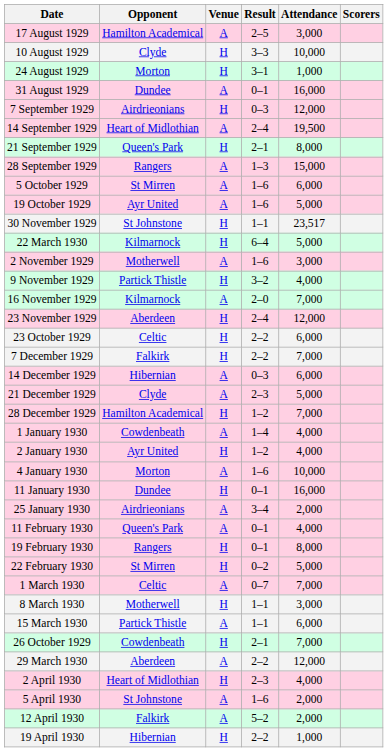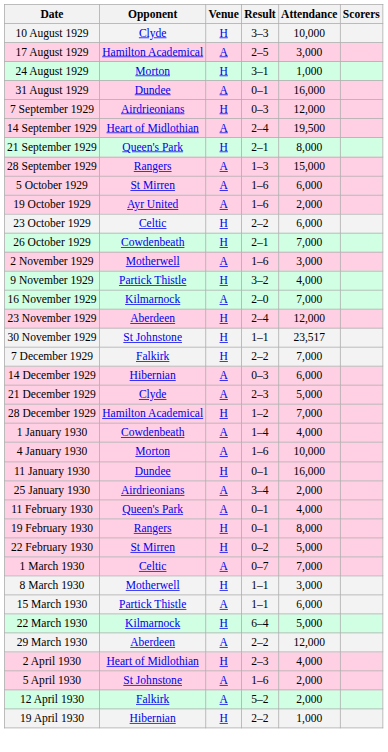rows swapped: (52, 52) <-> (52, 33)
(309, 204) 5,000 -> (309, 204) 2,000
rows swapped: (52, 338) <-> (52, 223)
rows swapped: (52, 642) <-> (52, 242)
- row: (52, 452)
